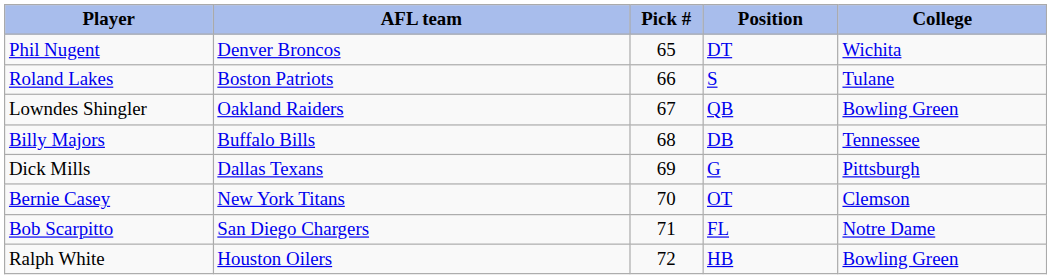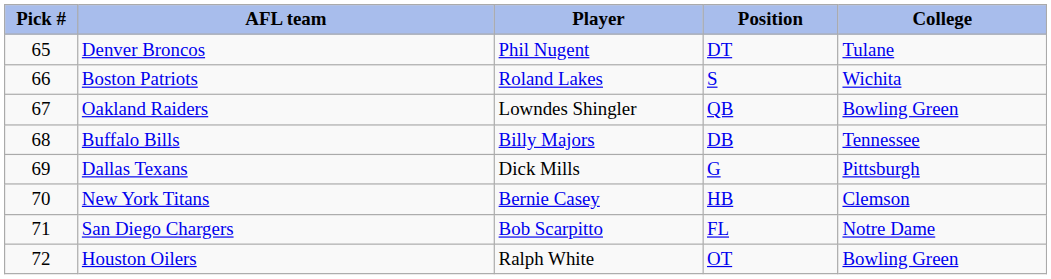columns swapped: (666, 19) <-> (109, 19)
(872, 49) Wichita -> (868, 49) Tulane
(868, 79) Tulane -> (872, 79) Wichita
(720, 199) OT -> (720, 199) HB
(720, 259) HB -> (720, 259) OT
